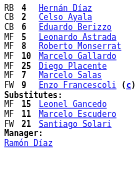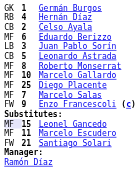+ row: (70, 8)
(9, 27) CB -> (9, 37) MF
+ row: (78, 46)
(9, 37) MF -> (9, 56) CB
(9, 104) no background -> (9, 124) lavender background
